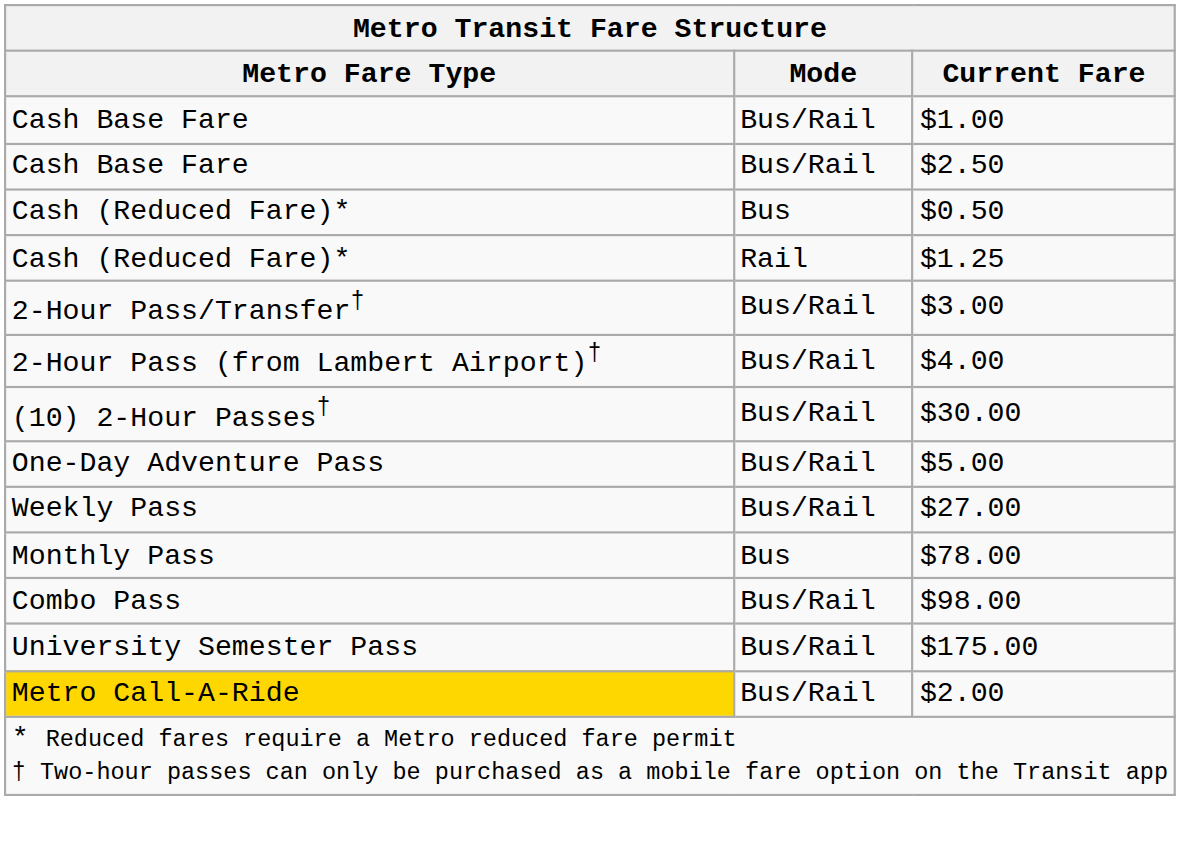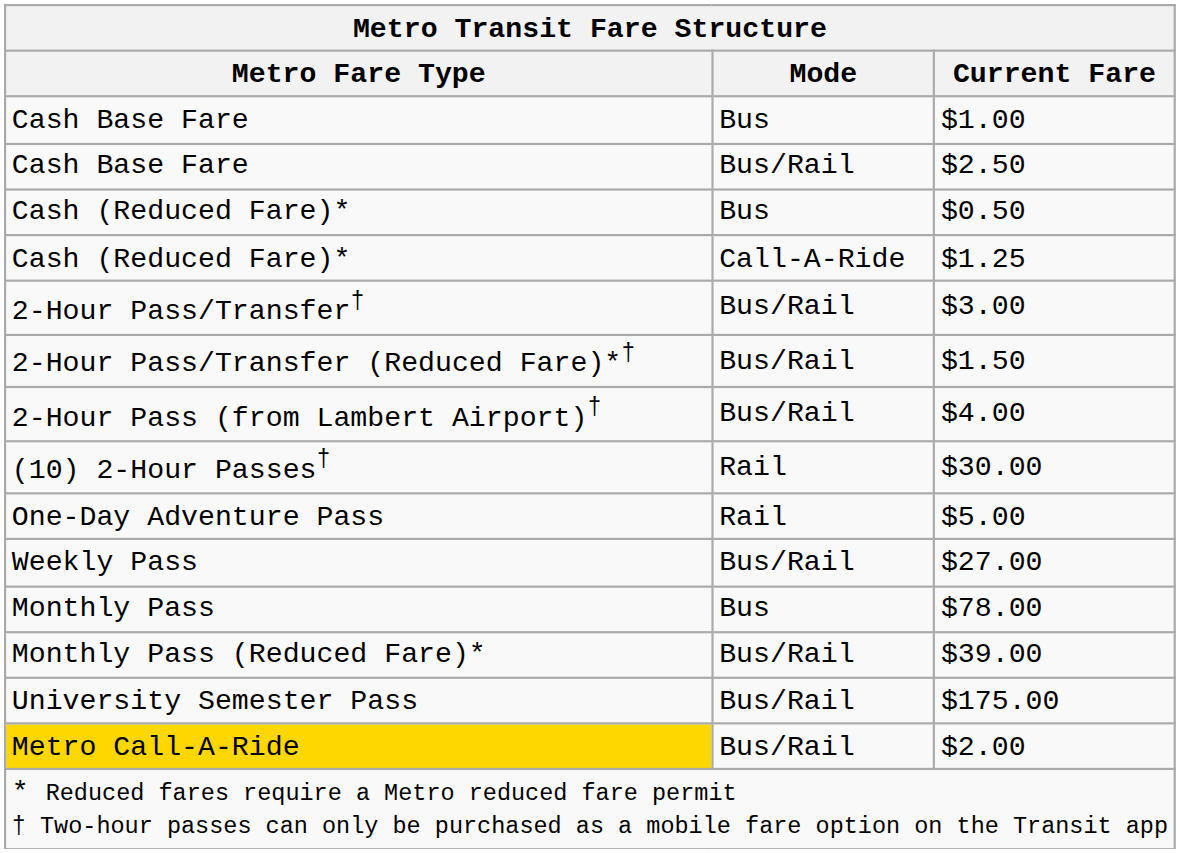(808, 120) Bus/Rail -> (745, 120) Bus
(774, 258) Rail -> (812, 258) Call-A-Ride
+ row: (983, 361)
(808, 414) Bus/Rail -> (753, 467) Rail
(808, 464) Bus/Rail -> (753, 517) Rail
+ row: (992, 655)
- row: (971, 601)
